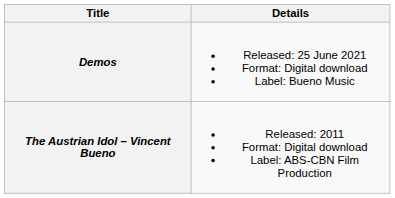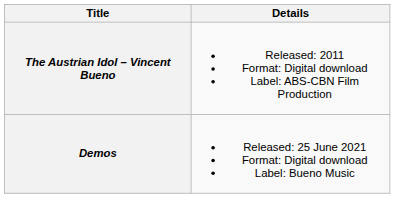rows swapped: (98, 147) <-> (98, 62)
